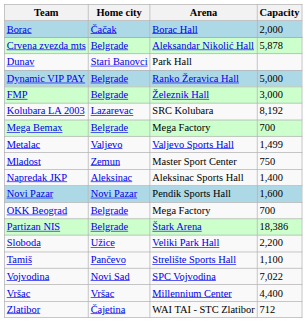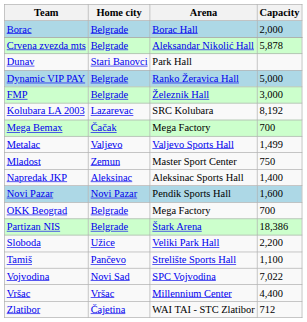(104, 29) Čačak -> (109, 29) Belgrade
(109, 128) Belgrade -> (104, 128) Čačak
